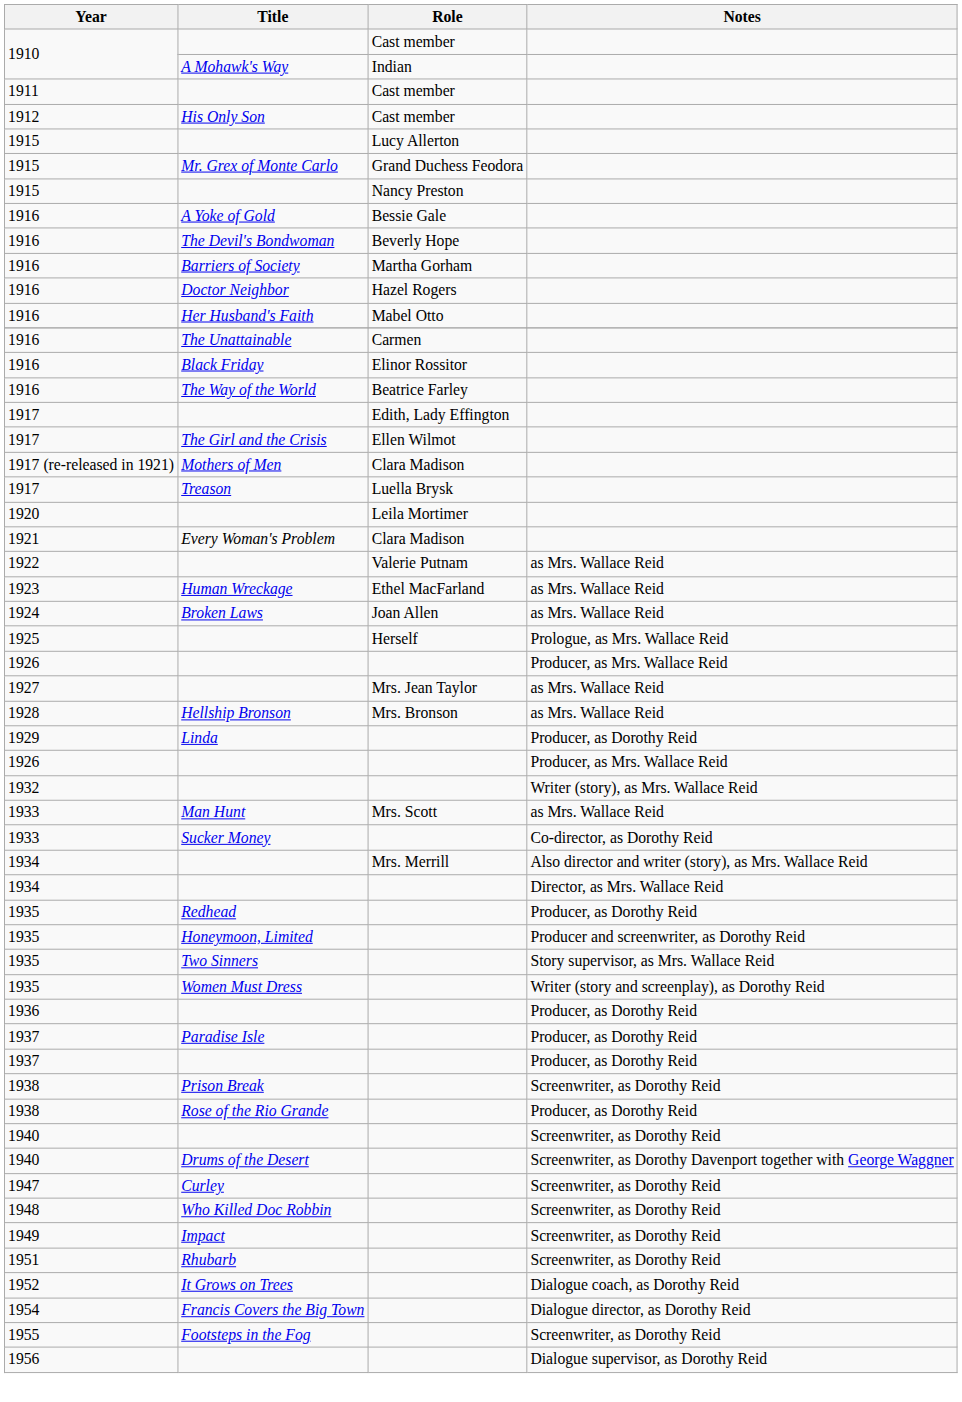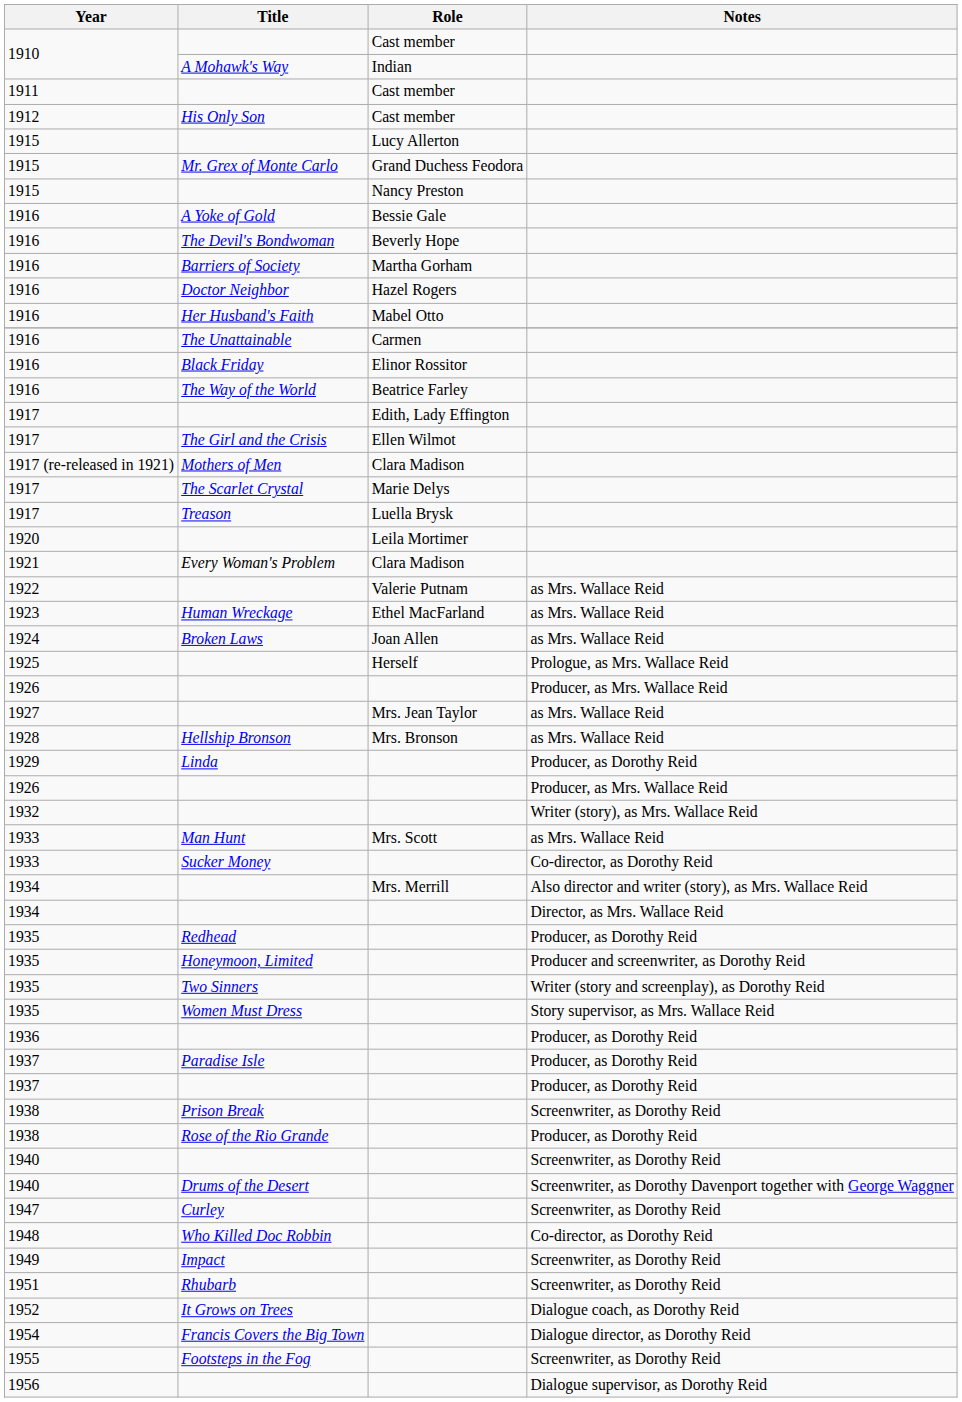+ row: (24, 489)
(652, 961) Story supervisor, as Mrs. Wallace Reid -> (678, 986) Writer (story and screenplay), as Dorothy Reid
(678, 986) Writer (story and screenplay), as Dorothy Reid -> (652, 1011) Story supervisor, as Mrs. Wallace Reid
(625, 1210) Screenwriter, as Dorothy Reid -> (622, 1235) Co-director, as Dorothy Reid
